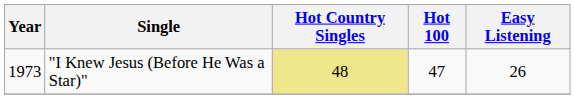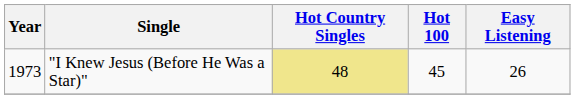(437, 71) 47 -> (437, 71) 45
